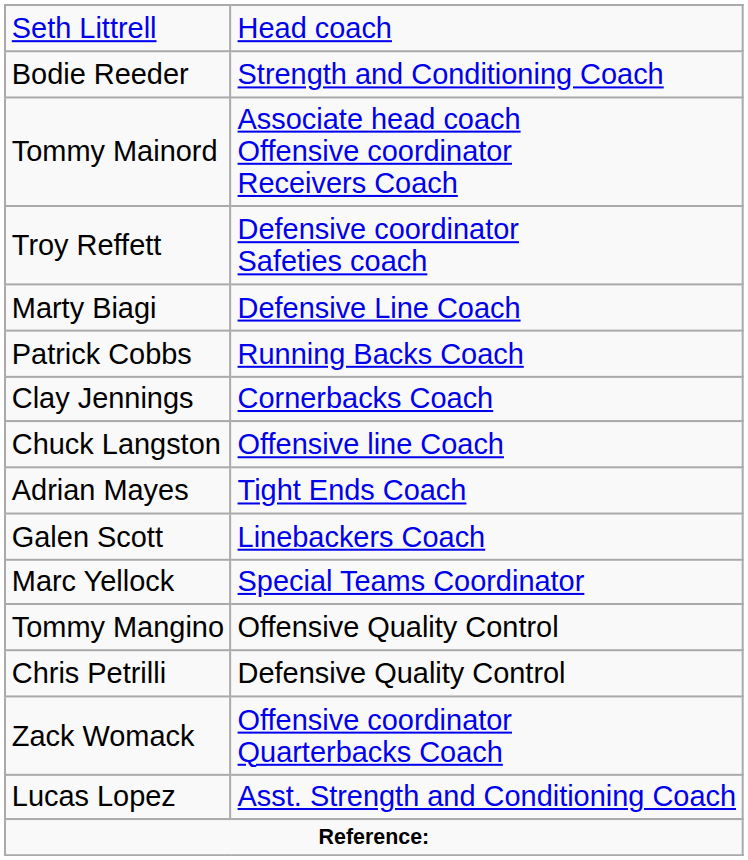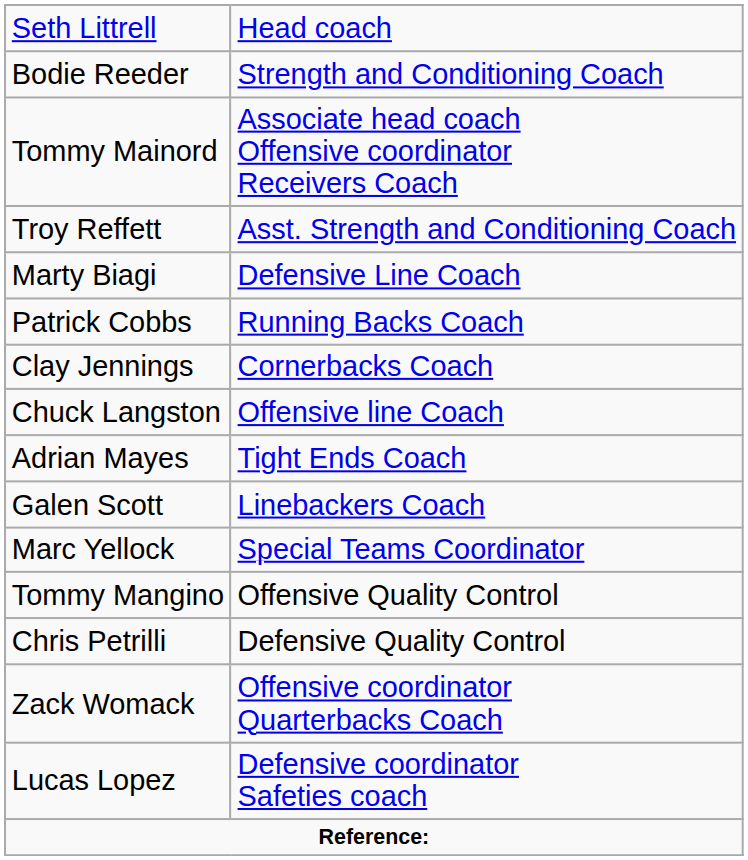(378, 246) Defensive coordinator Safeties coach -> (487, 230) Asst. Strength and Conditioning Coach
(487, 797) Asst. Strength and Conditioning Coach -> (378, 781) Defensive coordinator Safeties coach
